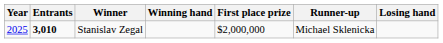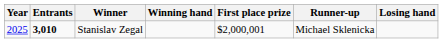(241, 29) $2,000,000 -> (241, 29) $2,000,001
